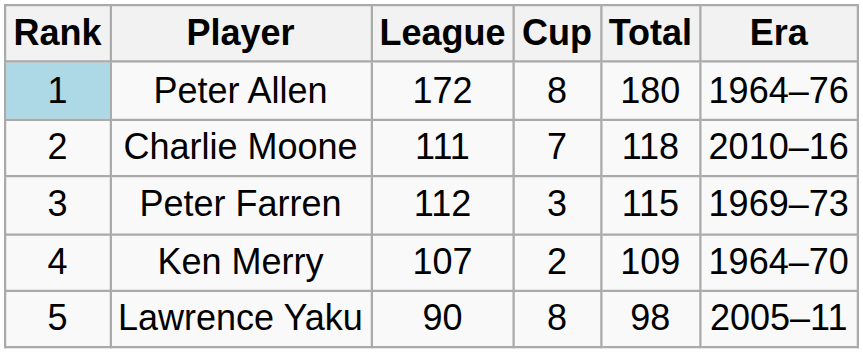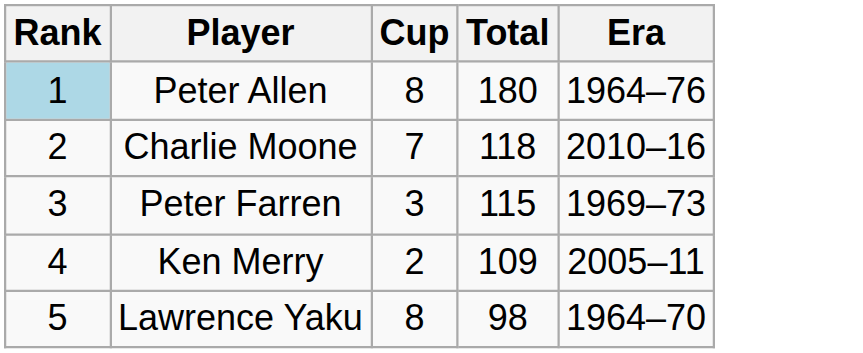- column: (442, 33)
(779, 261) 1964–70 -> (636, 261) 2005–11
(779, 318) 2005–11 -> (636, 318) 1964–70
